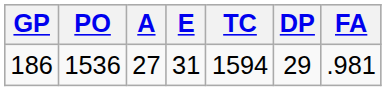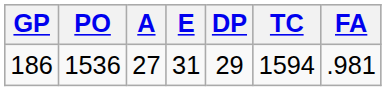columns swapped: (240, 24) <-> (297, 24)
